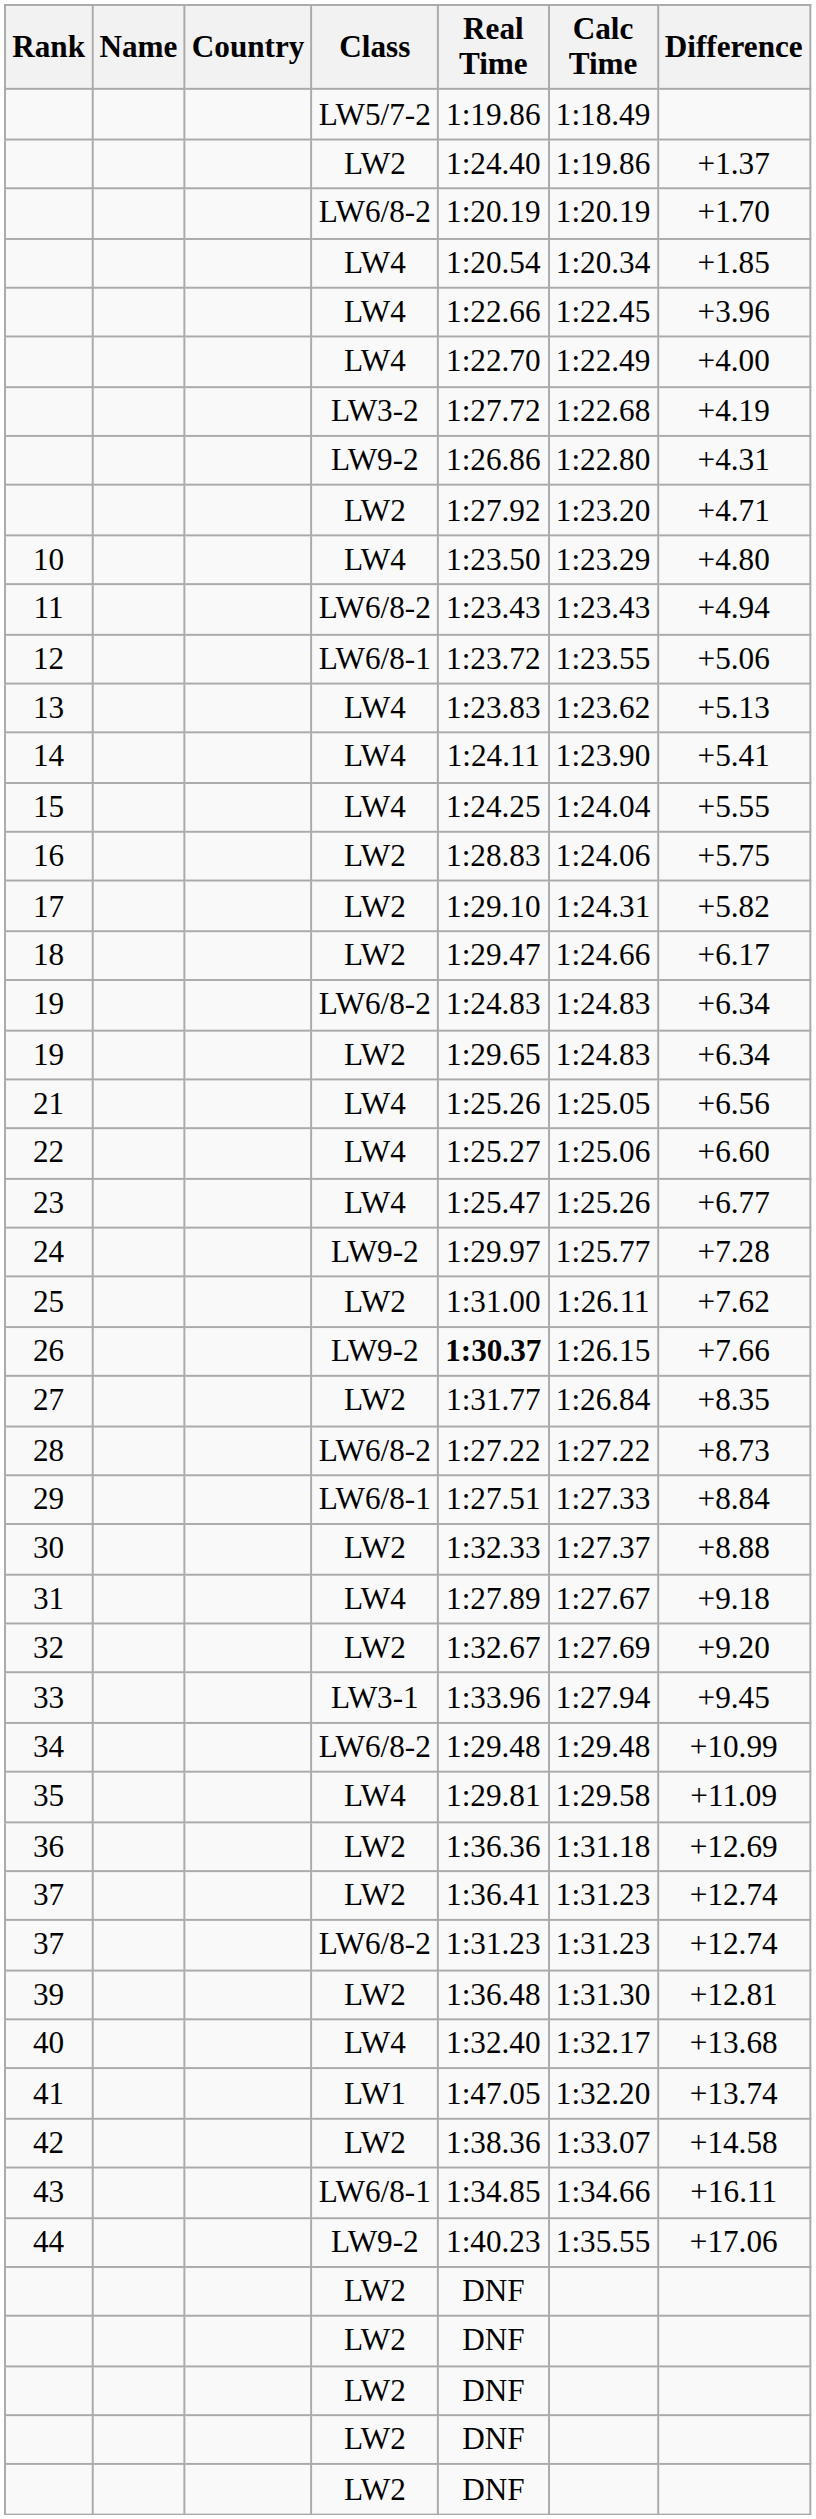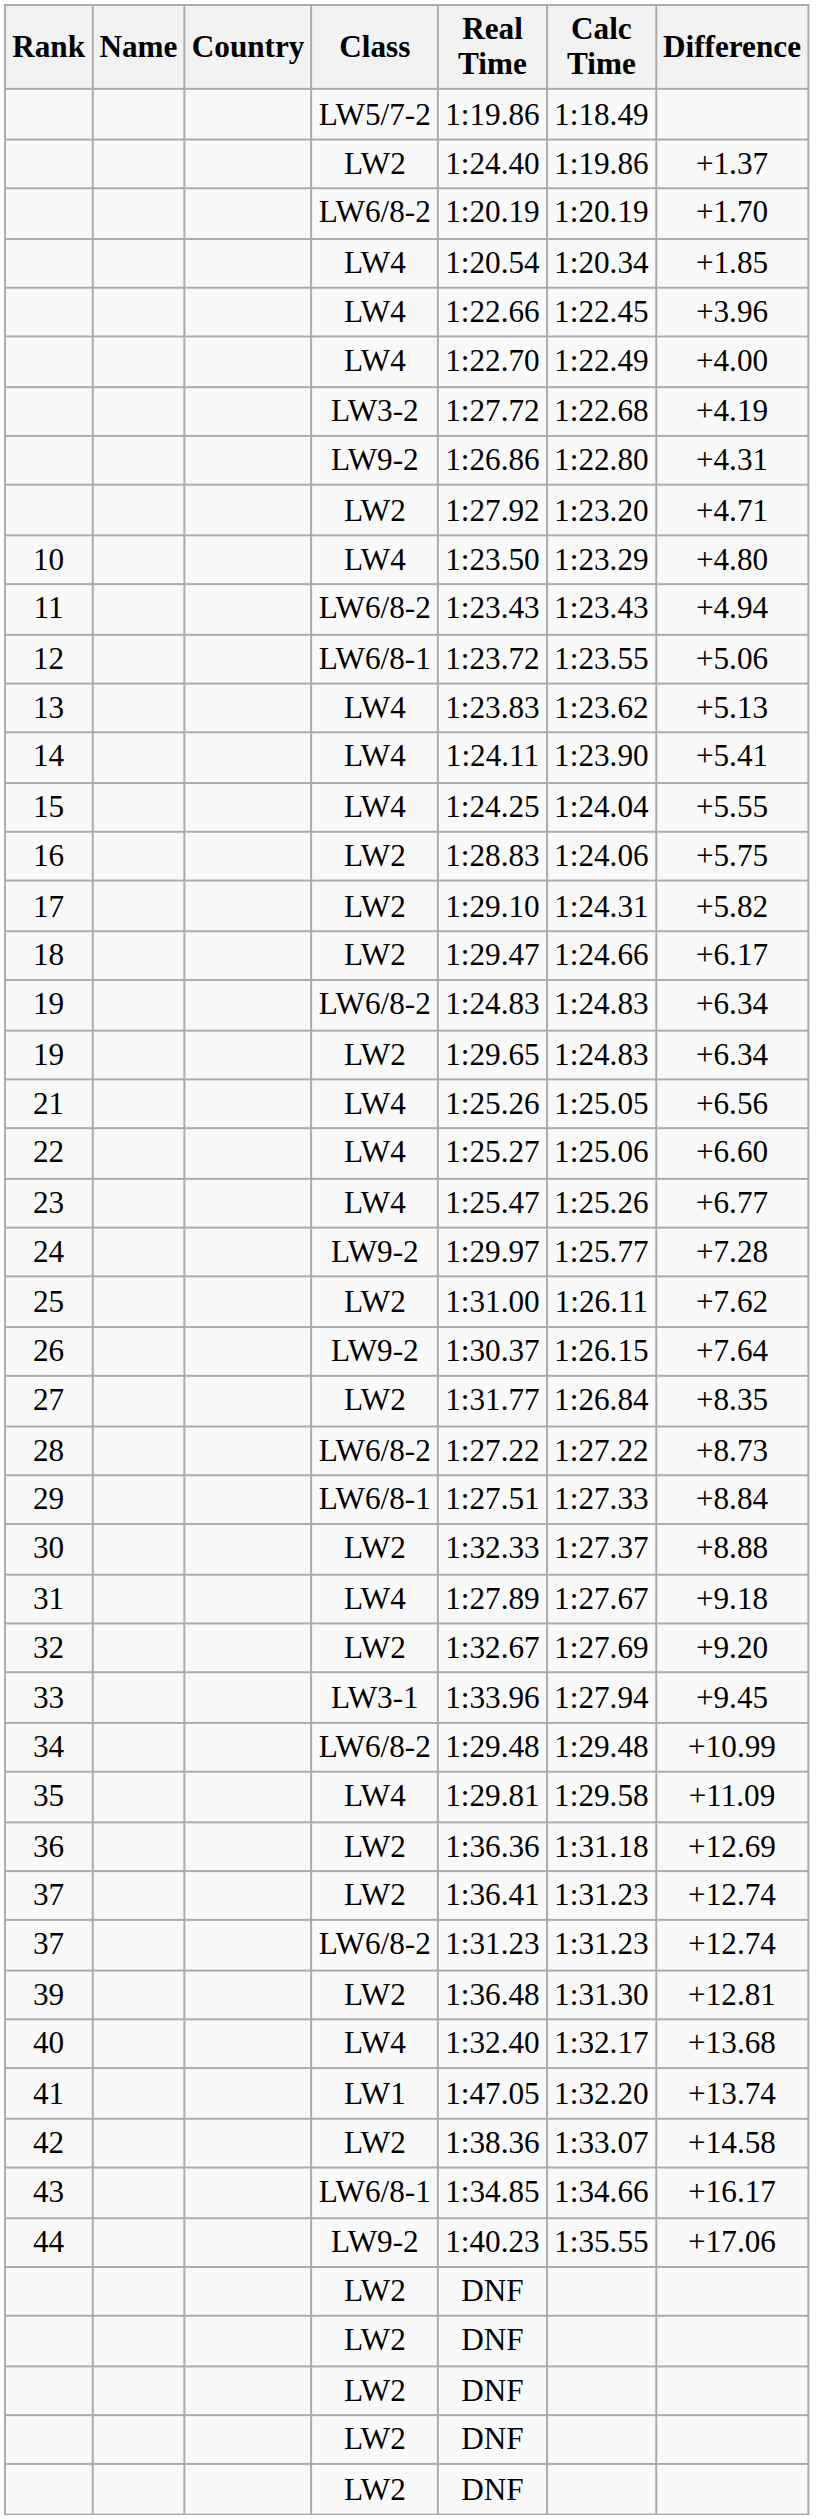(493, 1350) bold -> (492, 1350) normal
(734, 1350) +7.66 -> (732, 1350) +7.64
(734, 2192) +16.11 -> (732, 2192) +16.17
